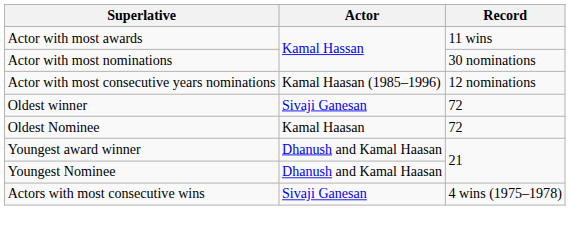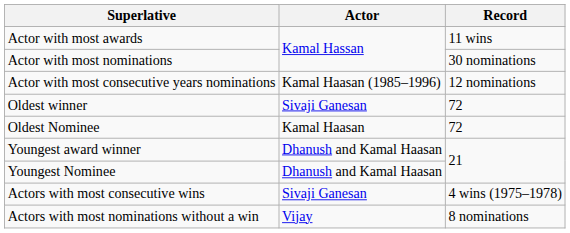+ row: (133, 216)
